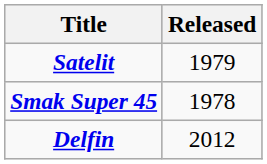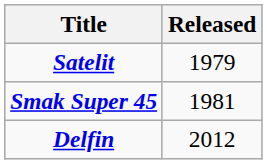(212, 101) 1978 -> (212, 101) 1981
